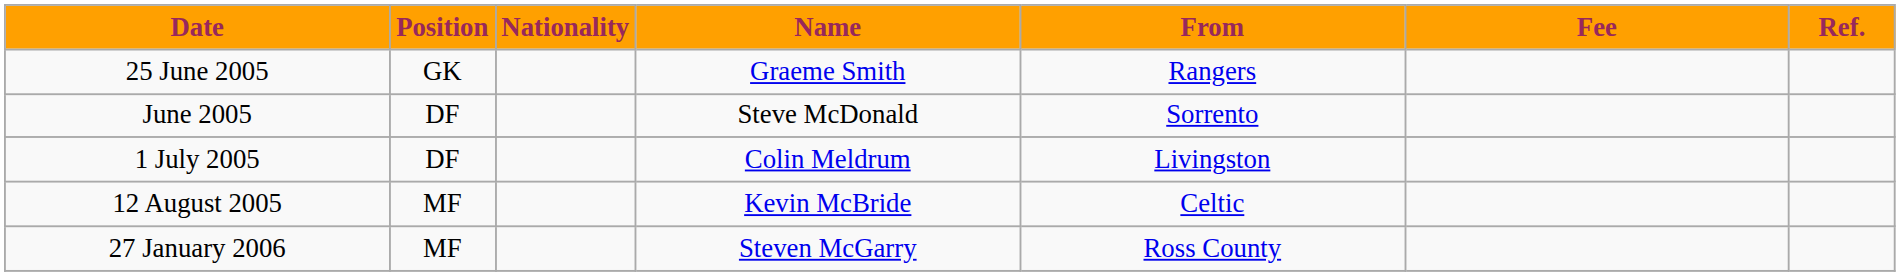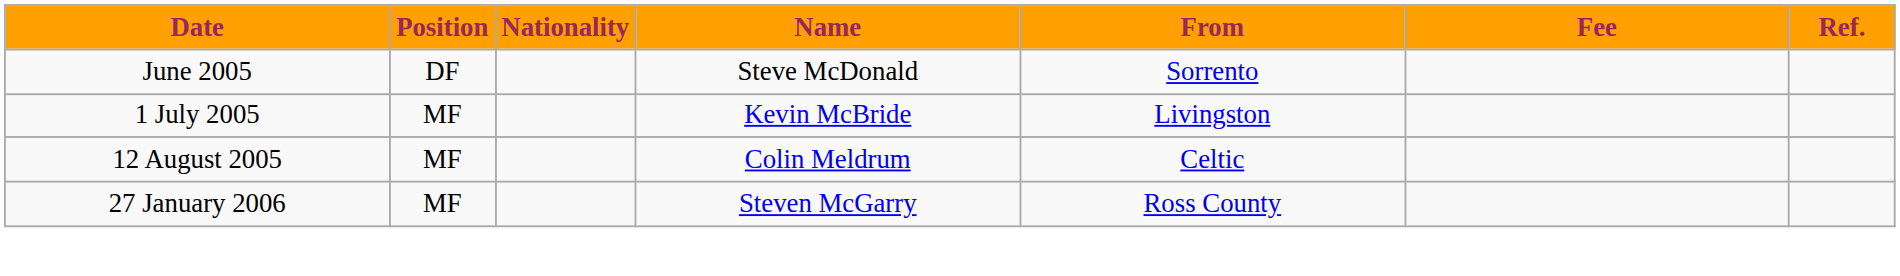- row: (197, 71)
(442, 159) DF -> (442, 115) MF
(828, 159) Colin Meldrum -> (828, 115) Kevin McBride
(828, 203) Kevin McBride -> (828, 159) Colin Meldrum
